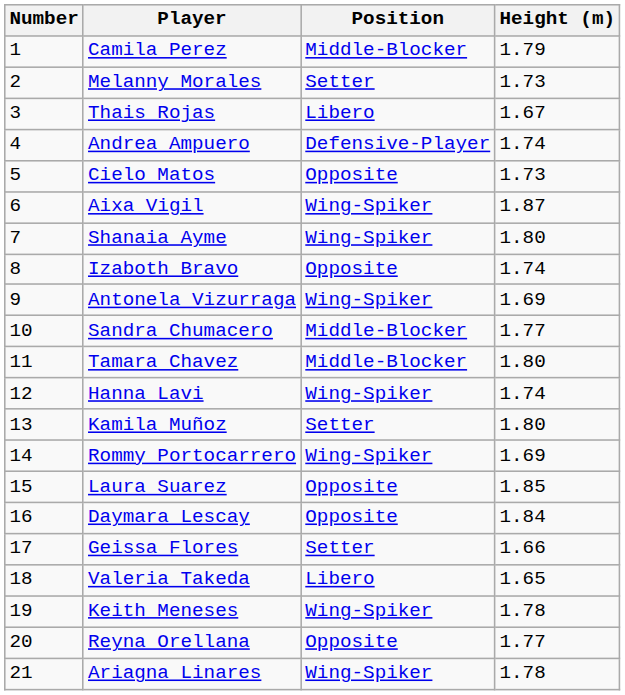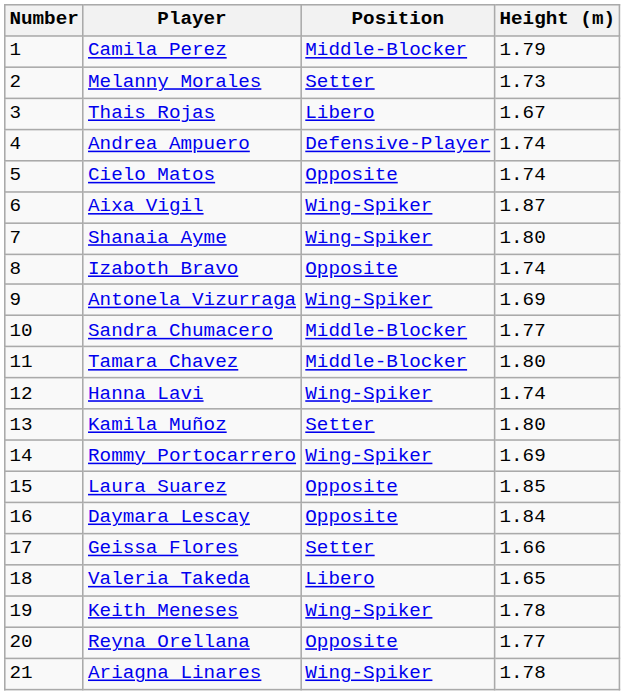(523, 176) 1.73 -> (523, 176) 1.74
